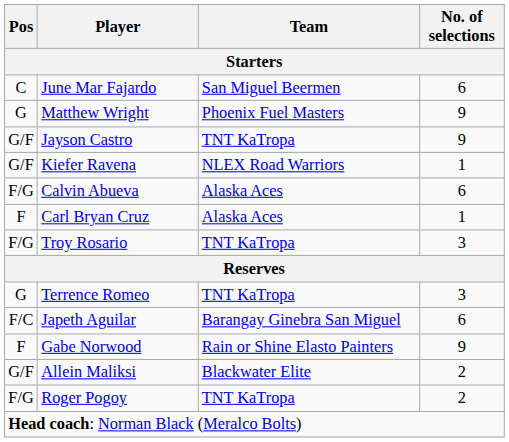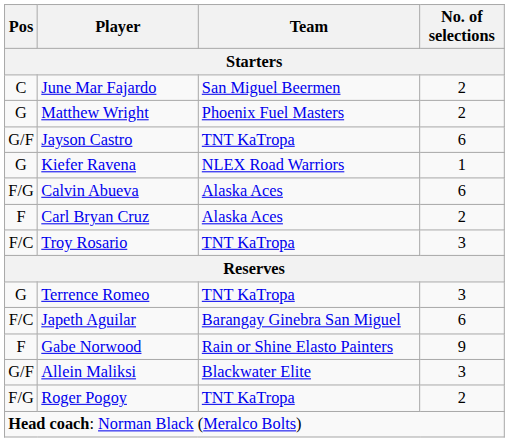(462, 87) 6 -> (462, 87) 2
(462, 113) 9 -> (462, 113) 2
(462, 139) 9 -> (462, 139) 6
(21, 165) G/F -> (21, 165) G
(462, 216) 1 -> (462, 216) 2
(21, 242) F/G -> (21, 242) F/C
(462, 372) 2 -> (462, 372) 3
